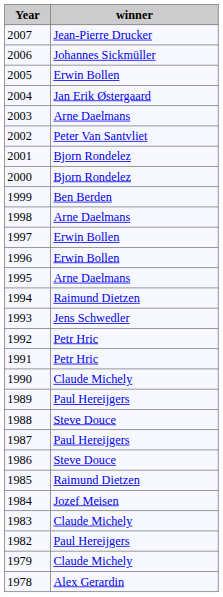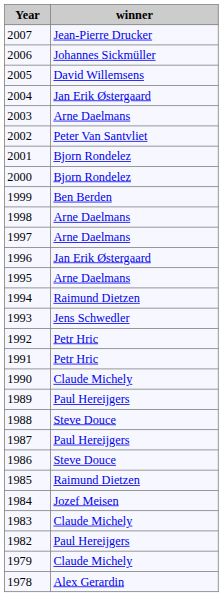(86, 75) Erwin Bollen -> (99, 75) David Willemsens
(86, 237) Erwin Bollen -> (92, 237) Arne Daelmans
(86, 257) Erwin Bollen -> (102, 257) Jan Erik Østergaard
